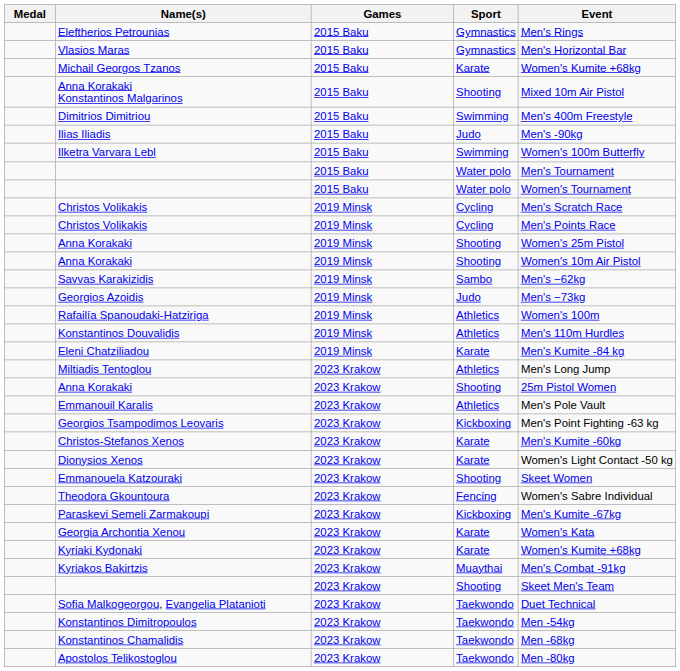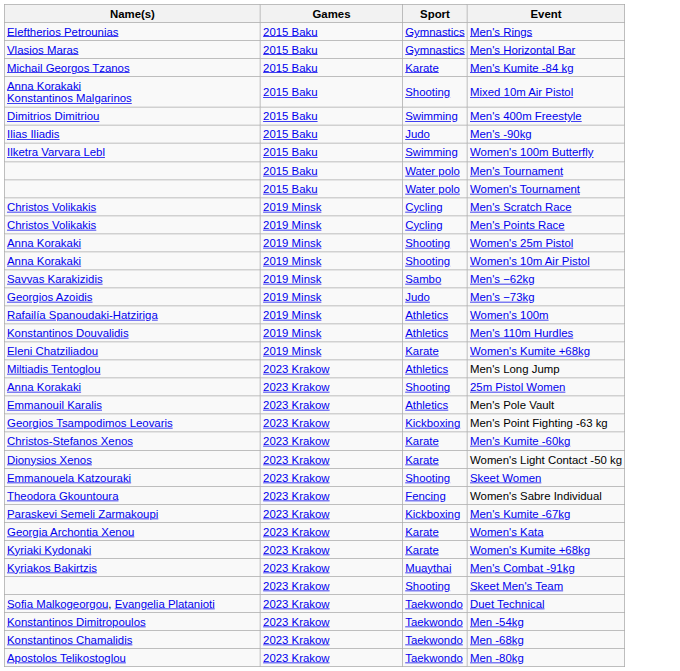- column: (30, 14)
(581, 68) Women's Kumite +68kg -> (522, 68) Men's Kumite -84 kg
(573, 351) Men's Kumite -84 kg -> (530, 351) Women's Kumite +68kg
